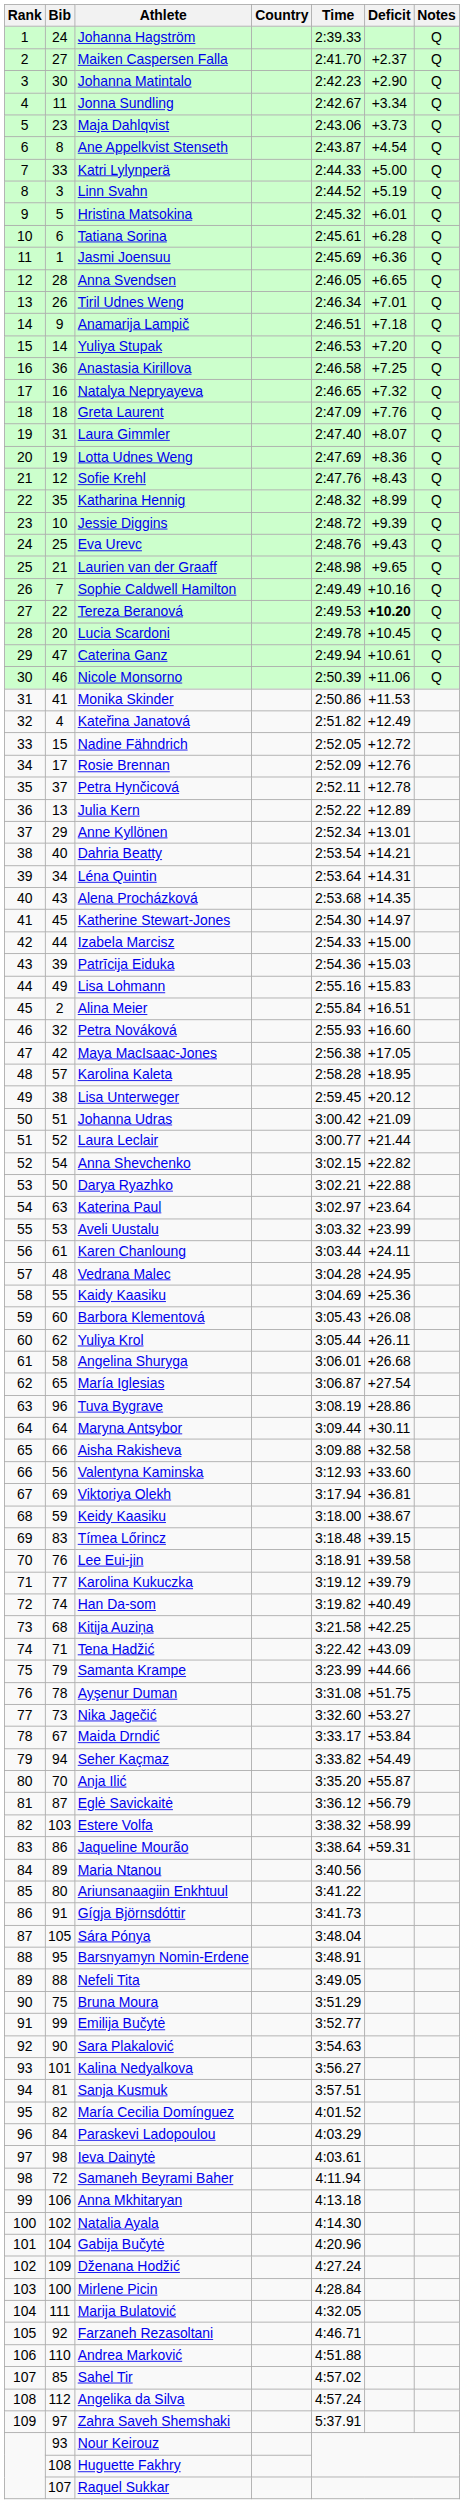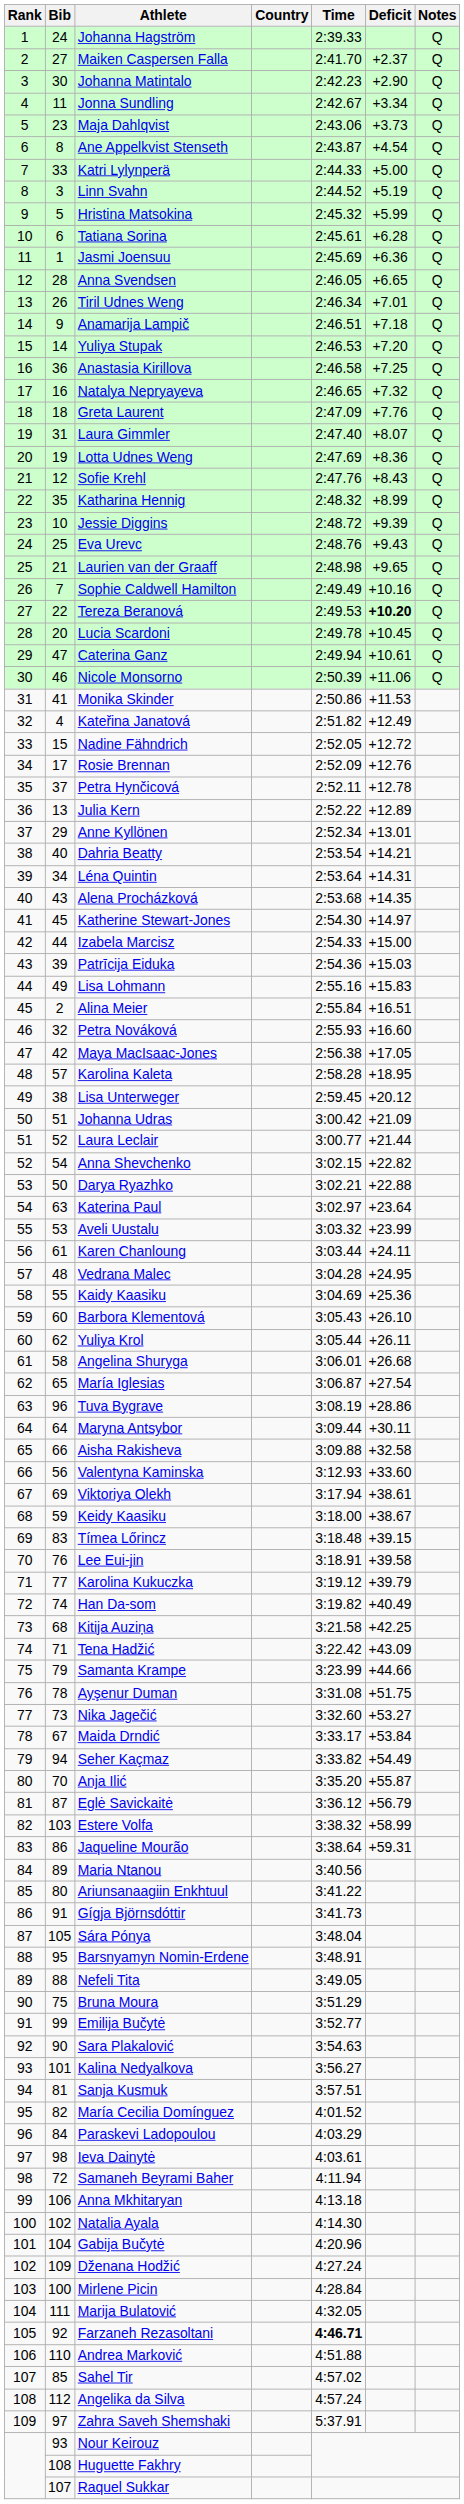(389, 214) +6.01 -> (390, 214) +5.99
(389, 1318) +26.08 -> (390, 1318) +26.10
(389, 1494) +36.81 -> (390, 1494) +38.61
(338, 2333) normal -> (339, 2333) bold
